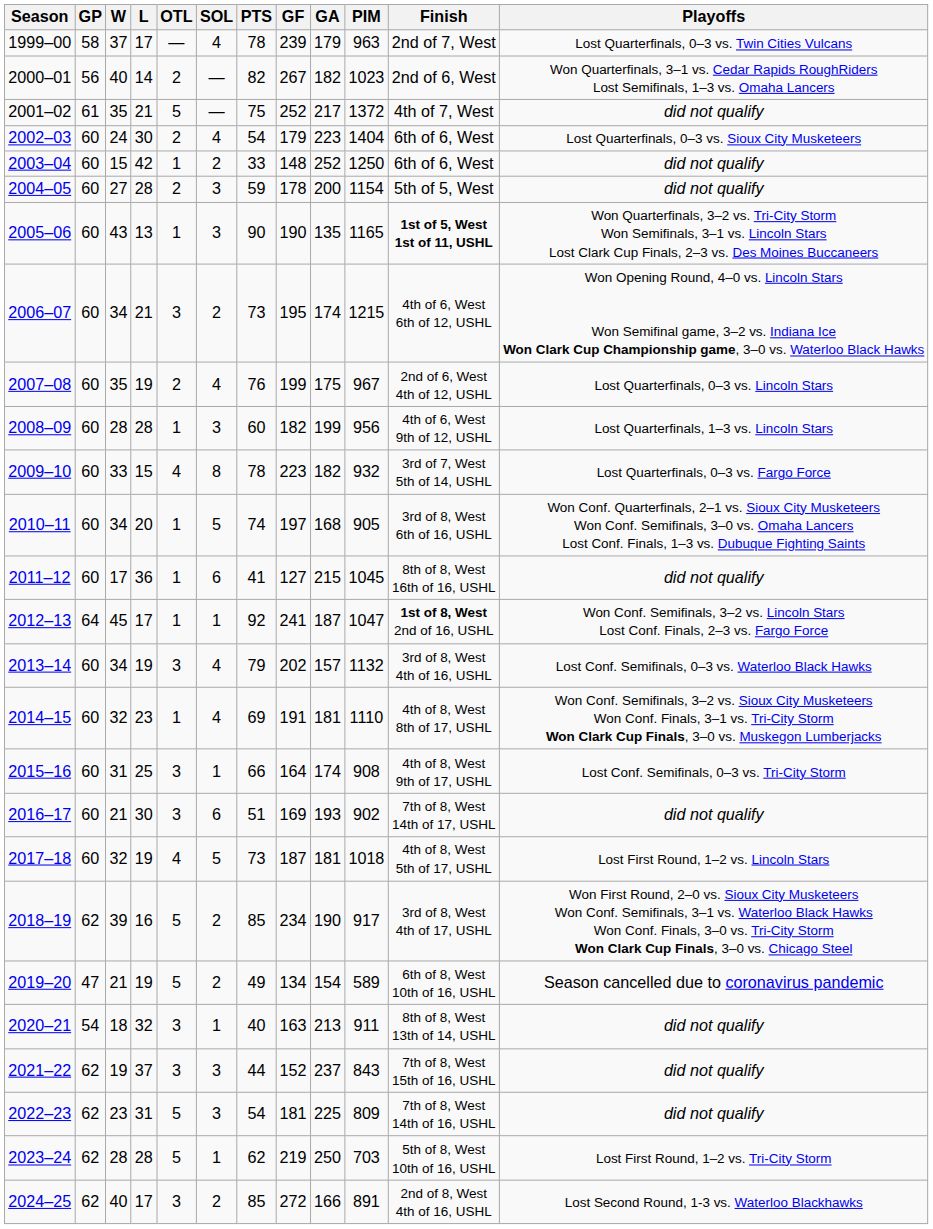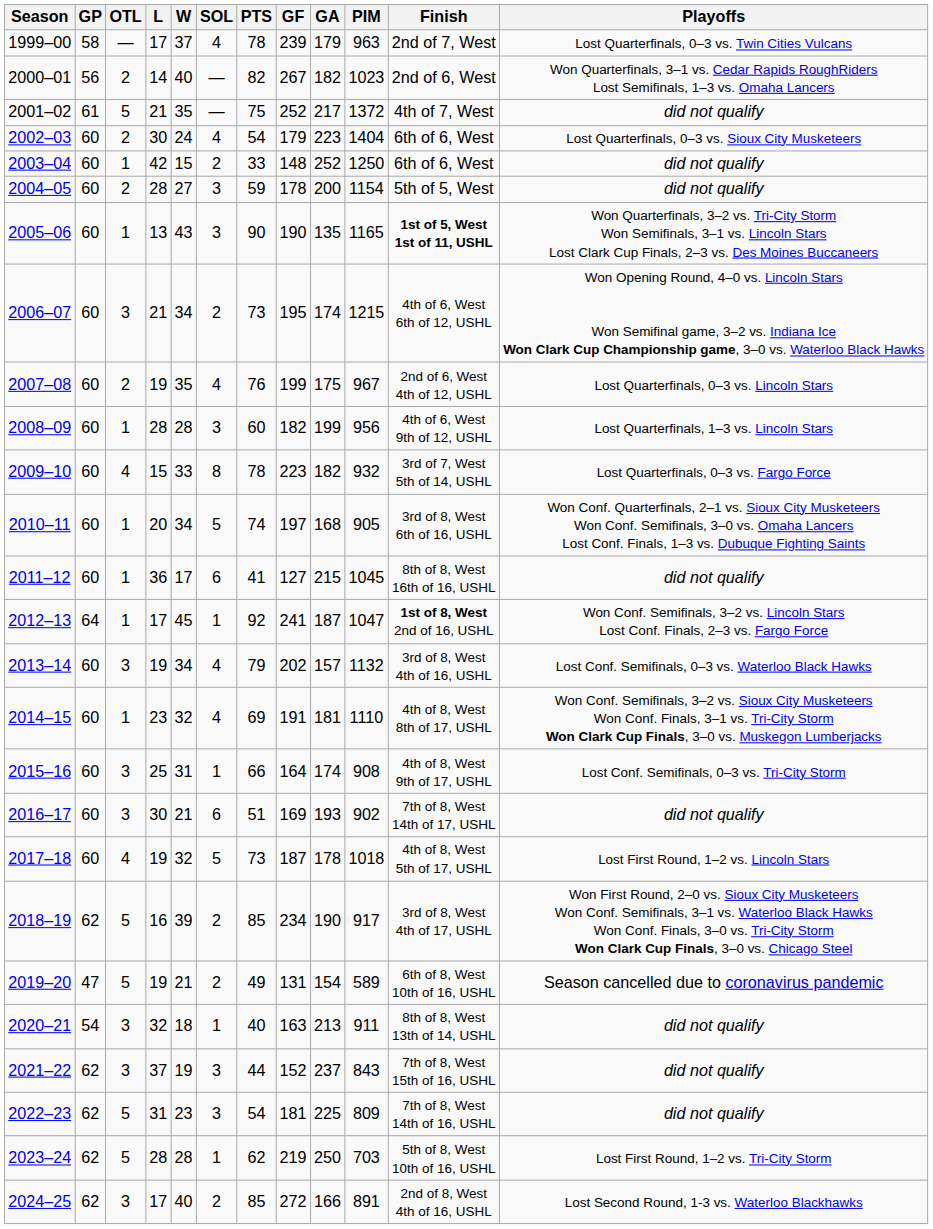columns swapped: (118, 17) <-> (176, 17)
(327, 858) 181 -> (327, 858) 178
(293, 982) 134 -> (293, 982) 131
